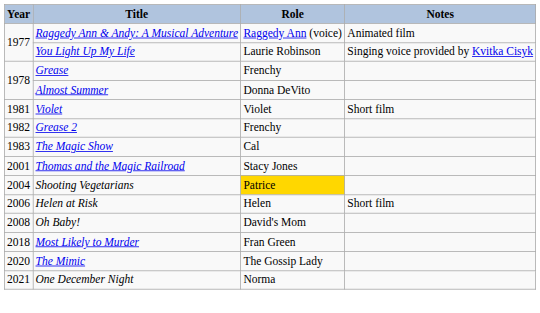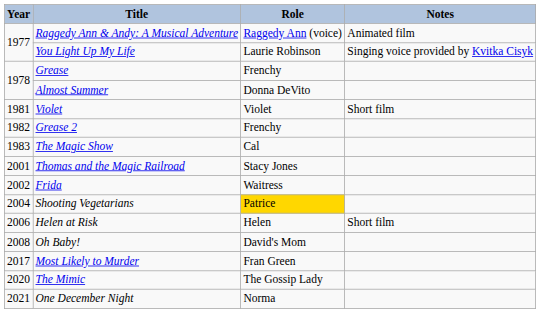+ row: (49, 185)
(19, 242) 2018 -> (19, 261) 2017
